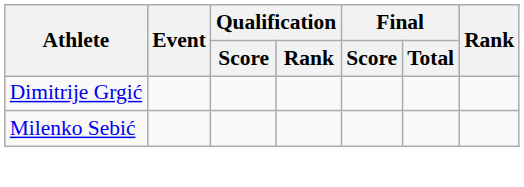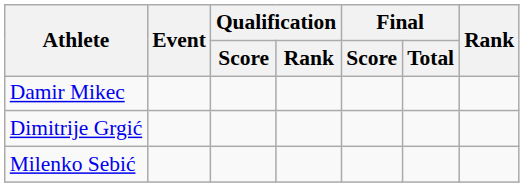+ row: (67, 93)
